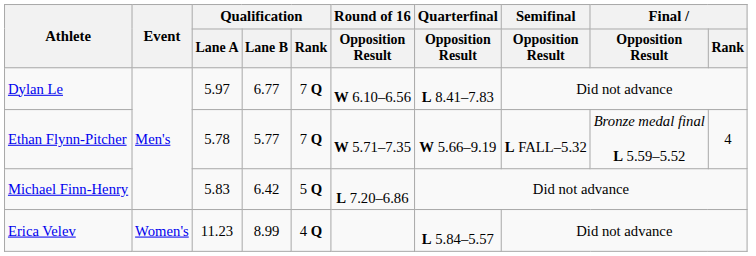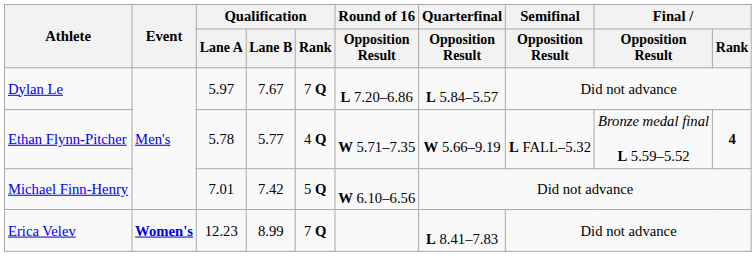(267, 89) 6.77 -> (271, 89) 7.67
(372, 97) W 6.10–6.56 -> (377, 97) L 7.20–6.86
(458, 97) L 8.41–7.83 -> (462, 97) L 5.84–5.57
(311, 139) 7 Q -> (315, 139) 4 Q
(728, 139) normal -> (732, 139) bold
(217, 189) 5.83 -> (221, 189) 7.01
(267, 189) 6.42 -> (271, 189) 7.42
(372, 198) L 7.20–6.86 -> (377, 198) W 6.10–6.56
(162, 231) normal -> (164, 231) bold
(217, 231) 11.23 -> (221, 231) 12.23
(311, 231) 4 Q -> (315, 231) 7 Q
(458, 239) L 5.84–5.57 -> (462, 239) L 8.41–7.83
